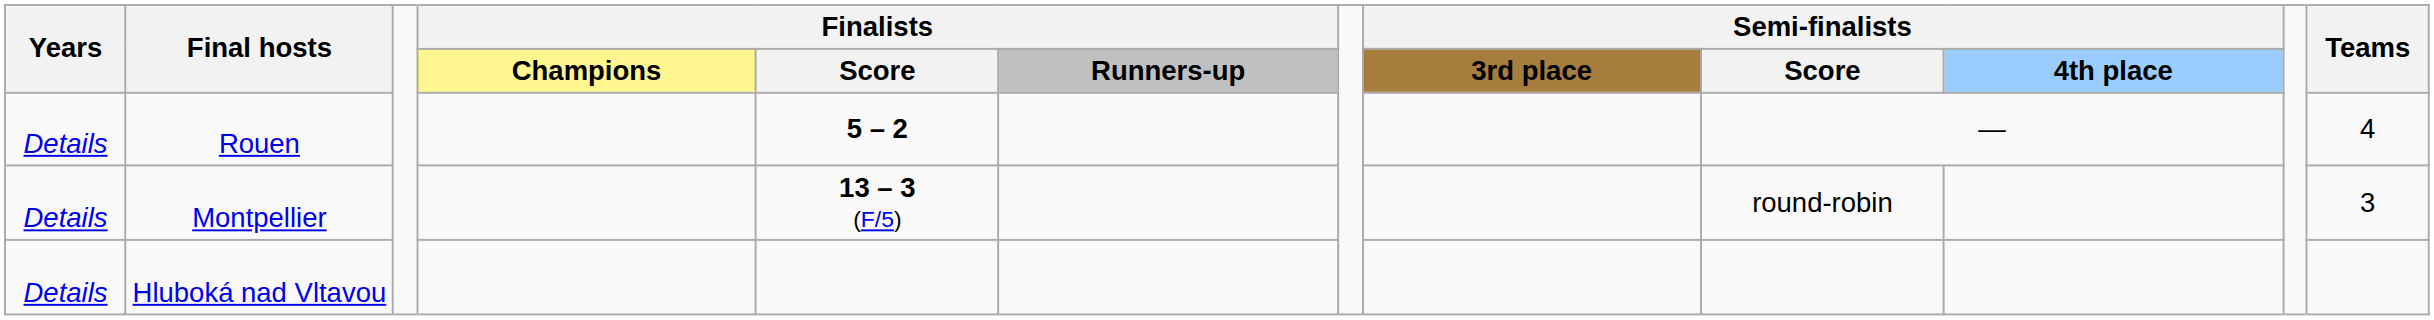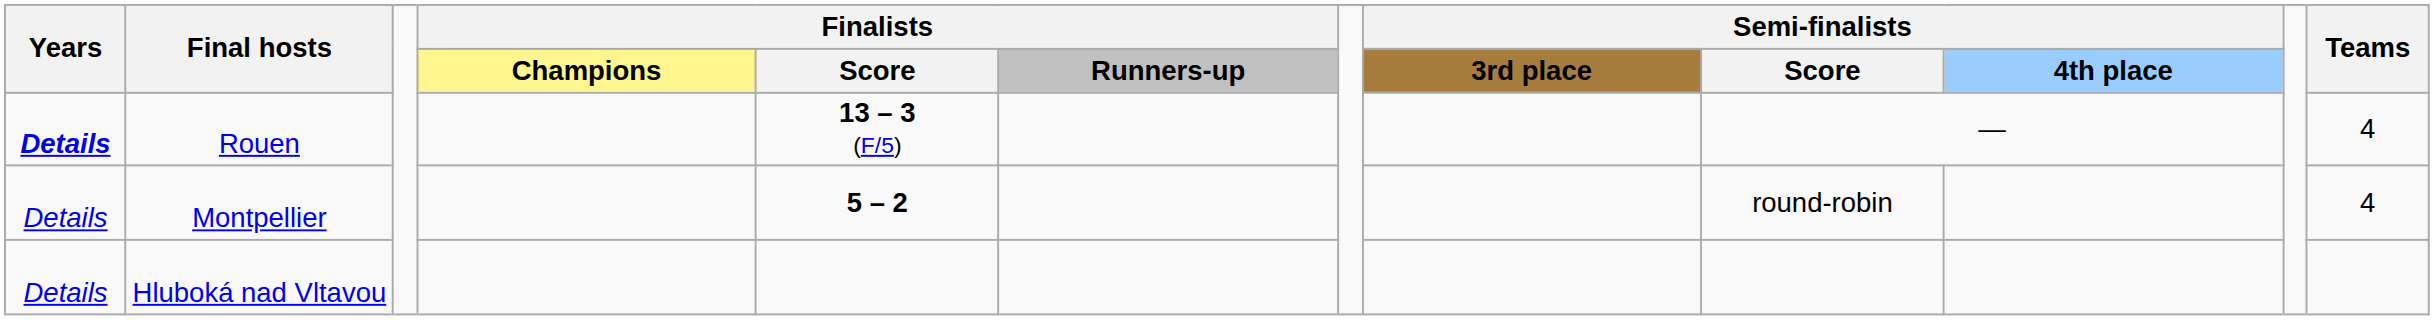(66, 145) normal -> (66, 145) bold
(877, 129) 5 – 2 -> (877, 129) 13 – 3 (F/5)
(877, 203) 13 – 3 (F/5) -> (877, 203) 5 – 2
(2368, 203) 3 -> (2368, 203) 4
